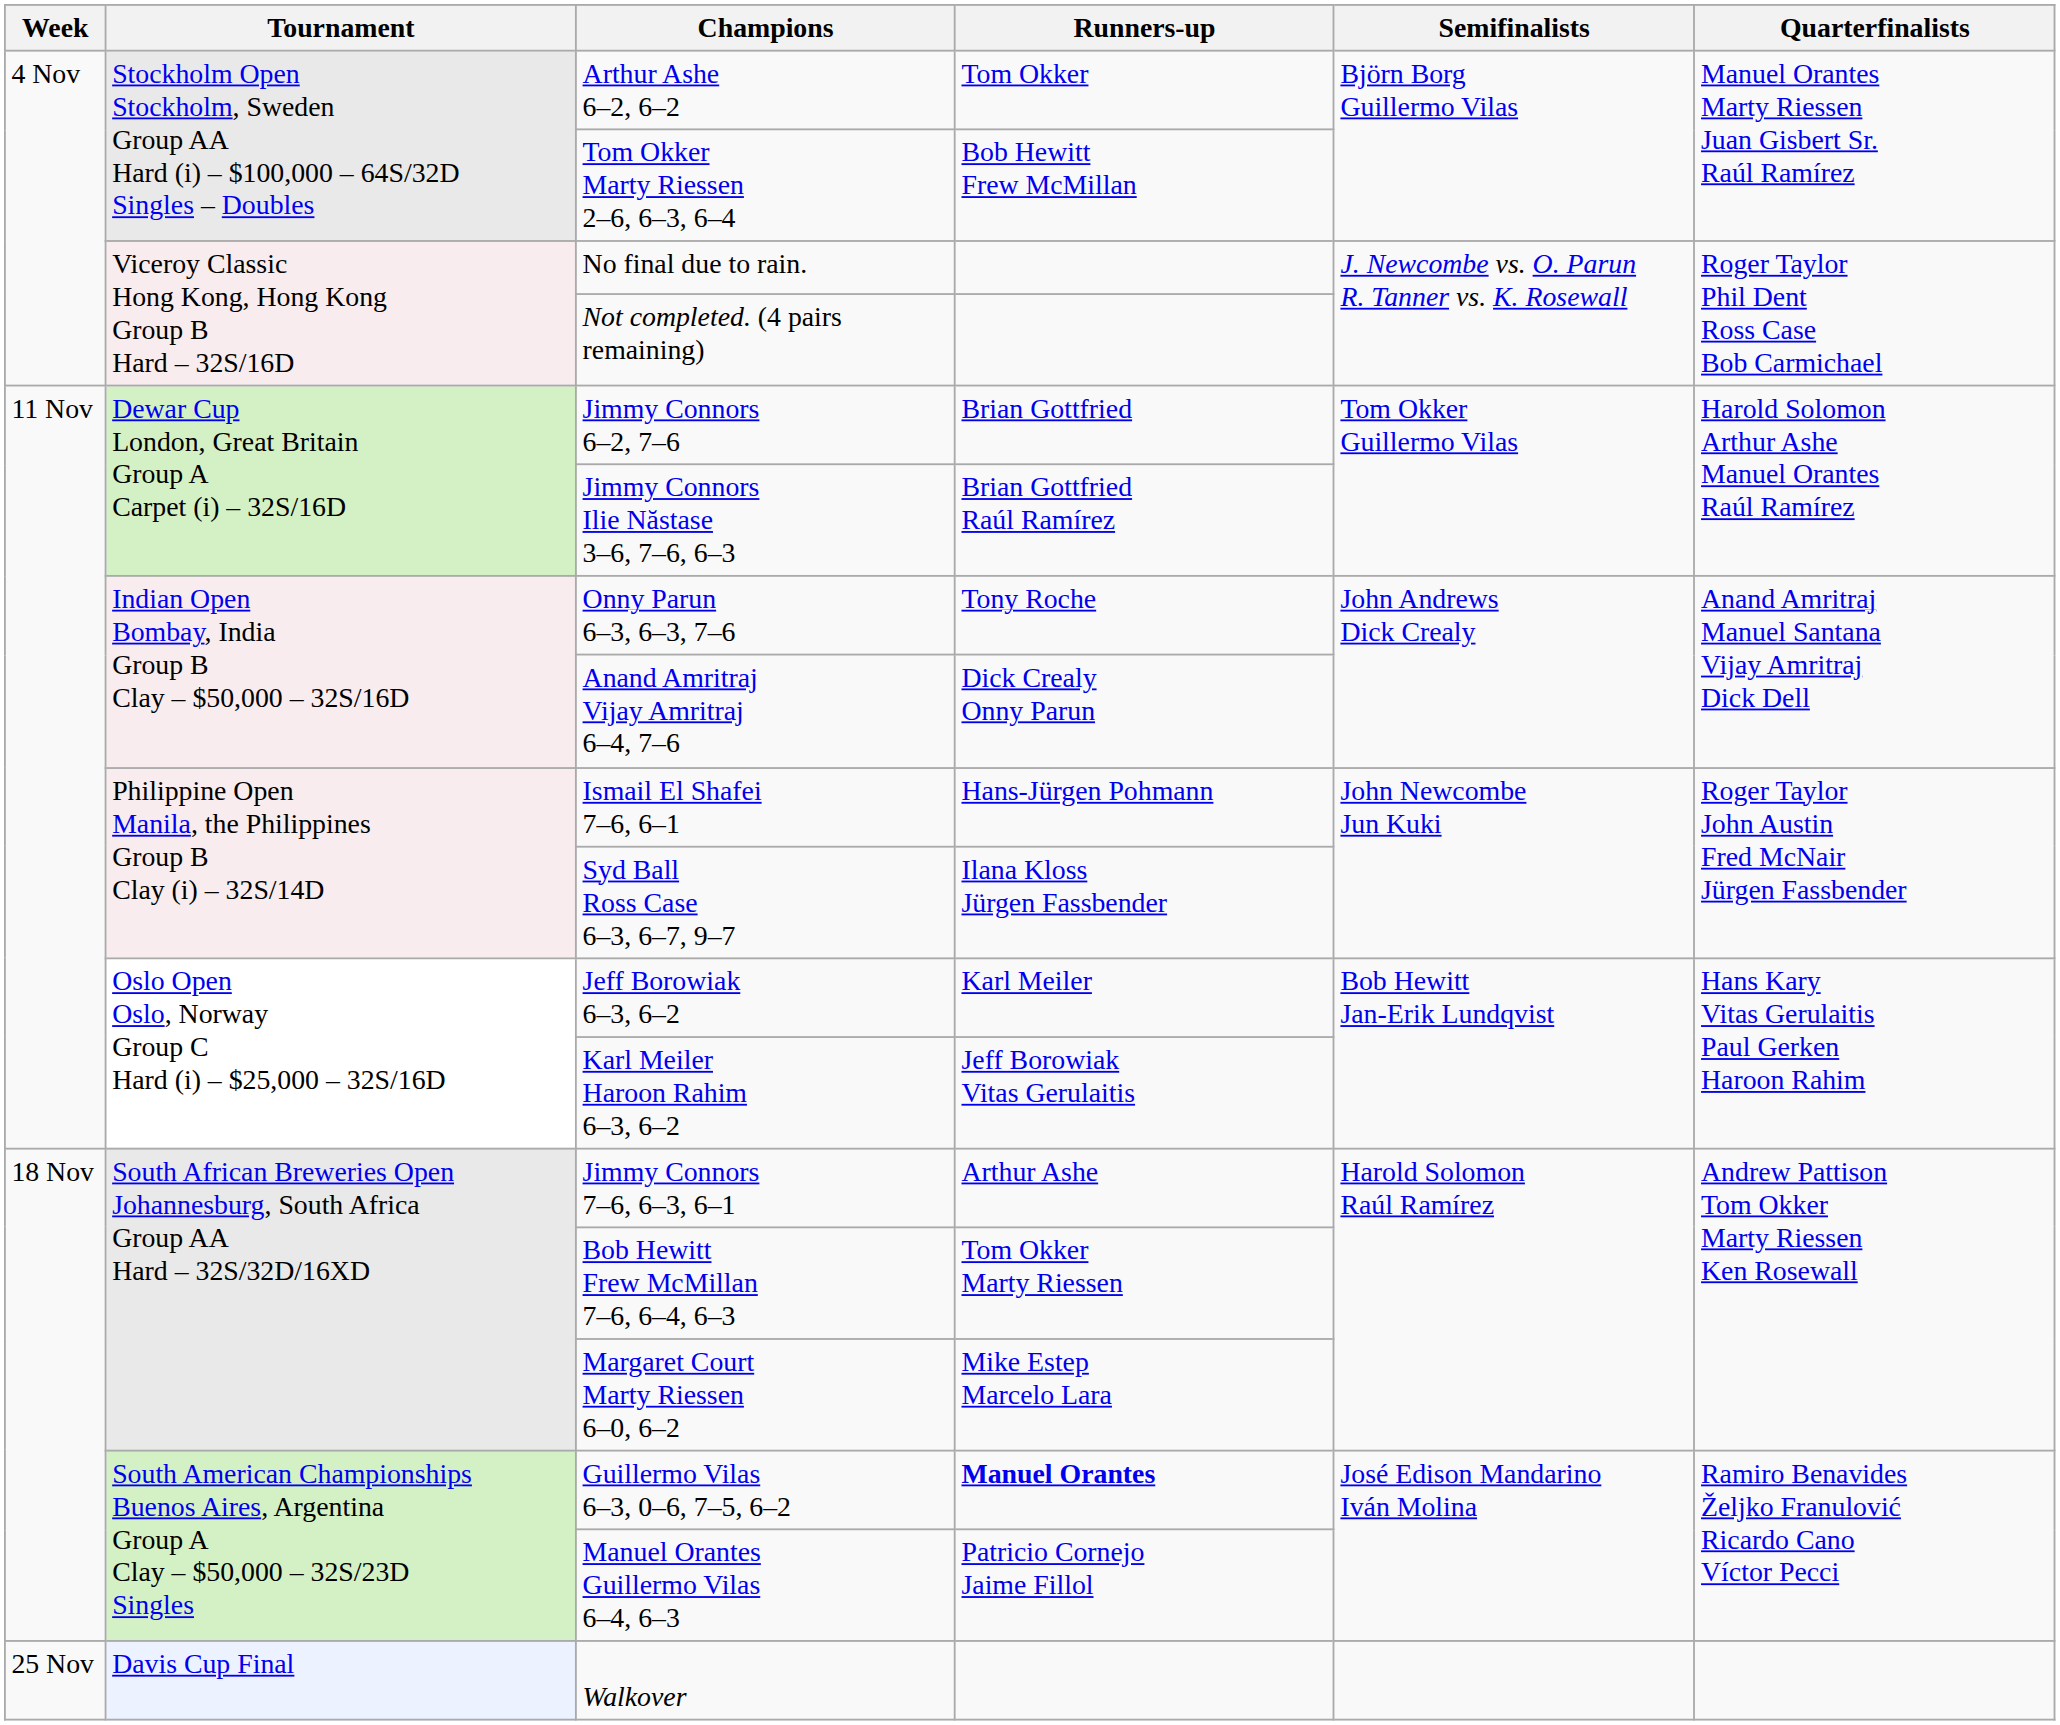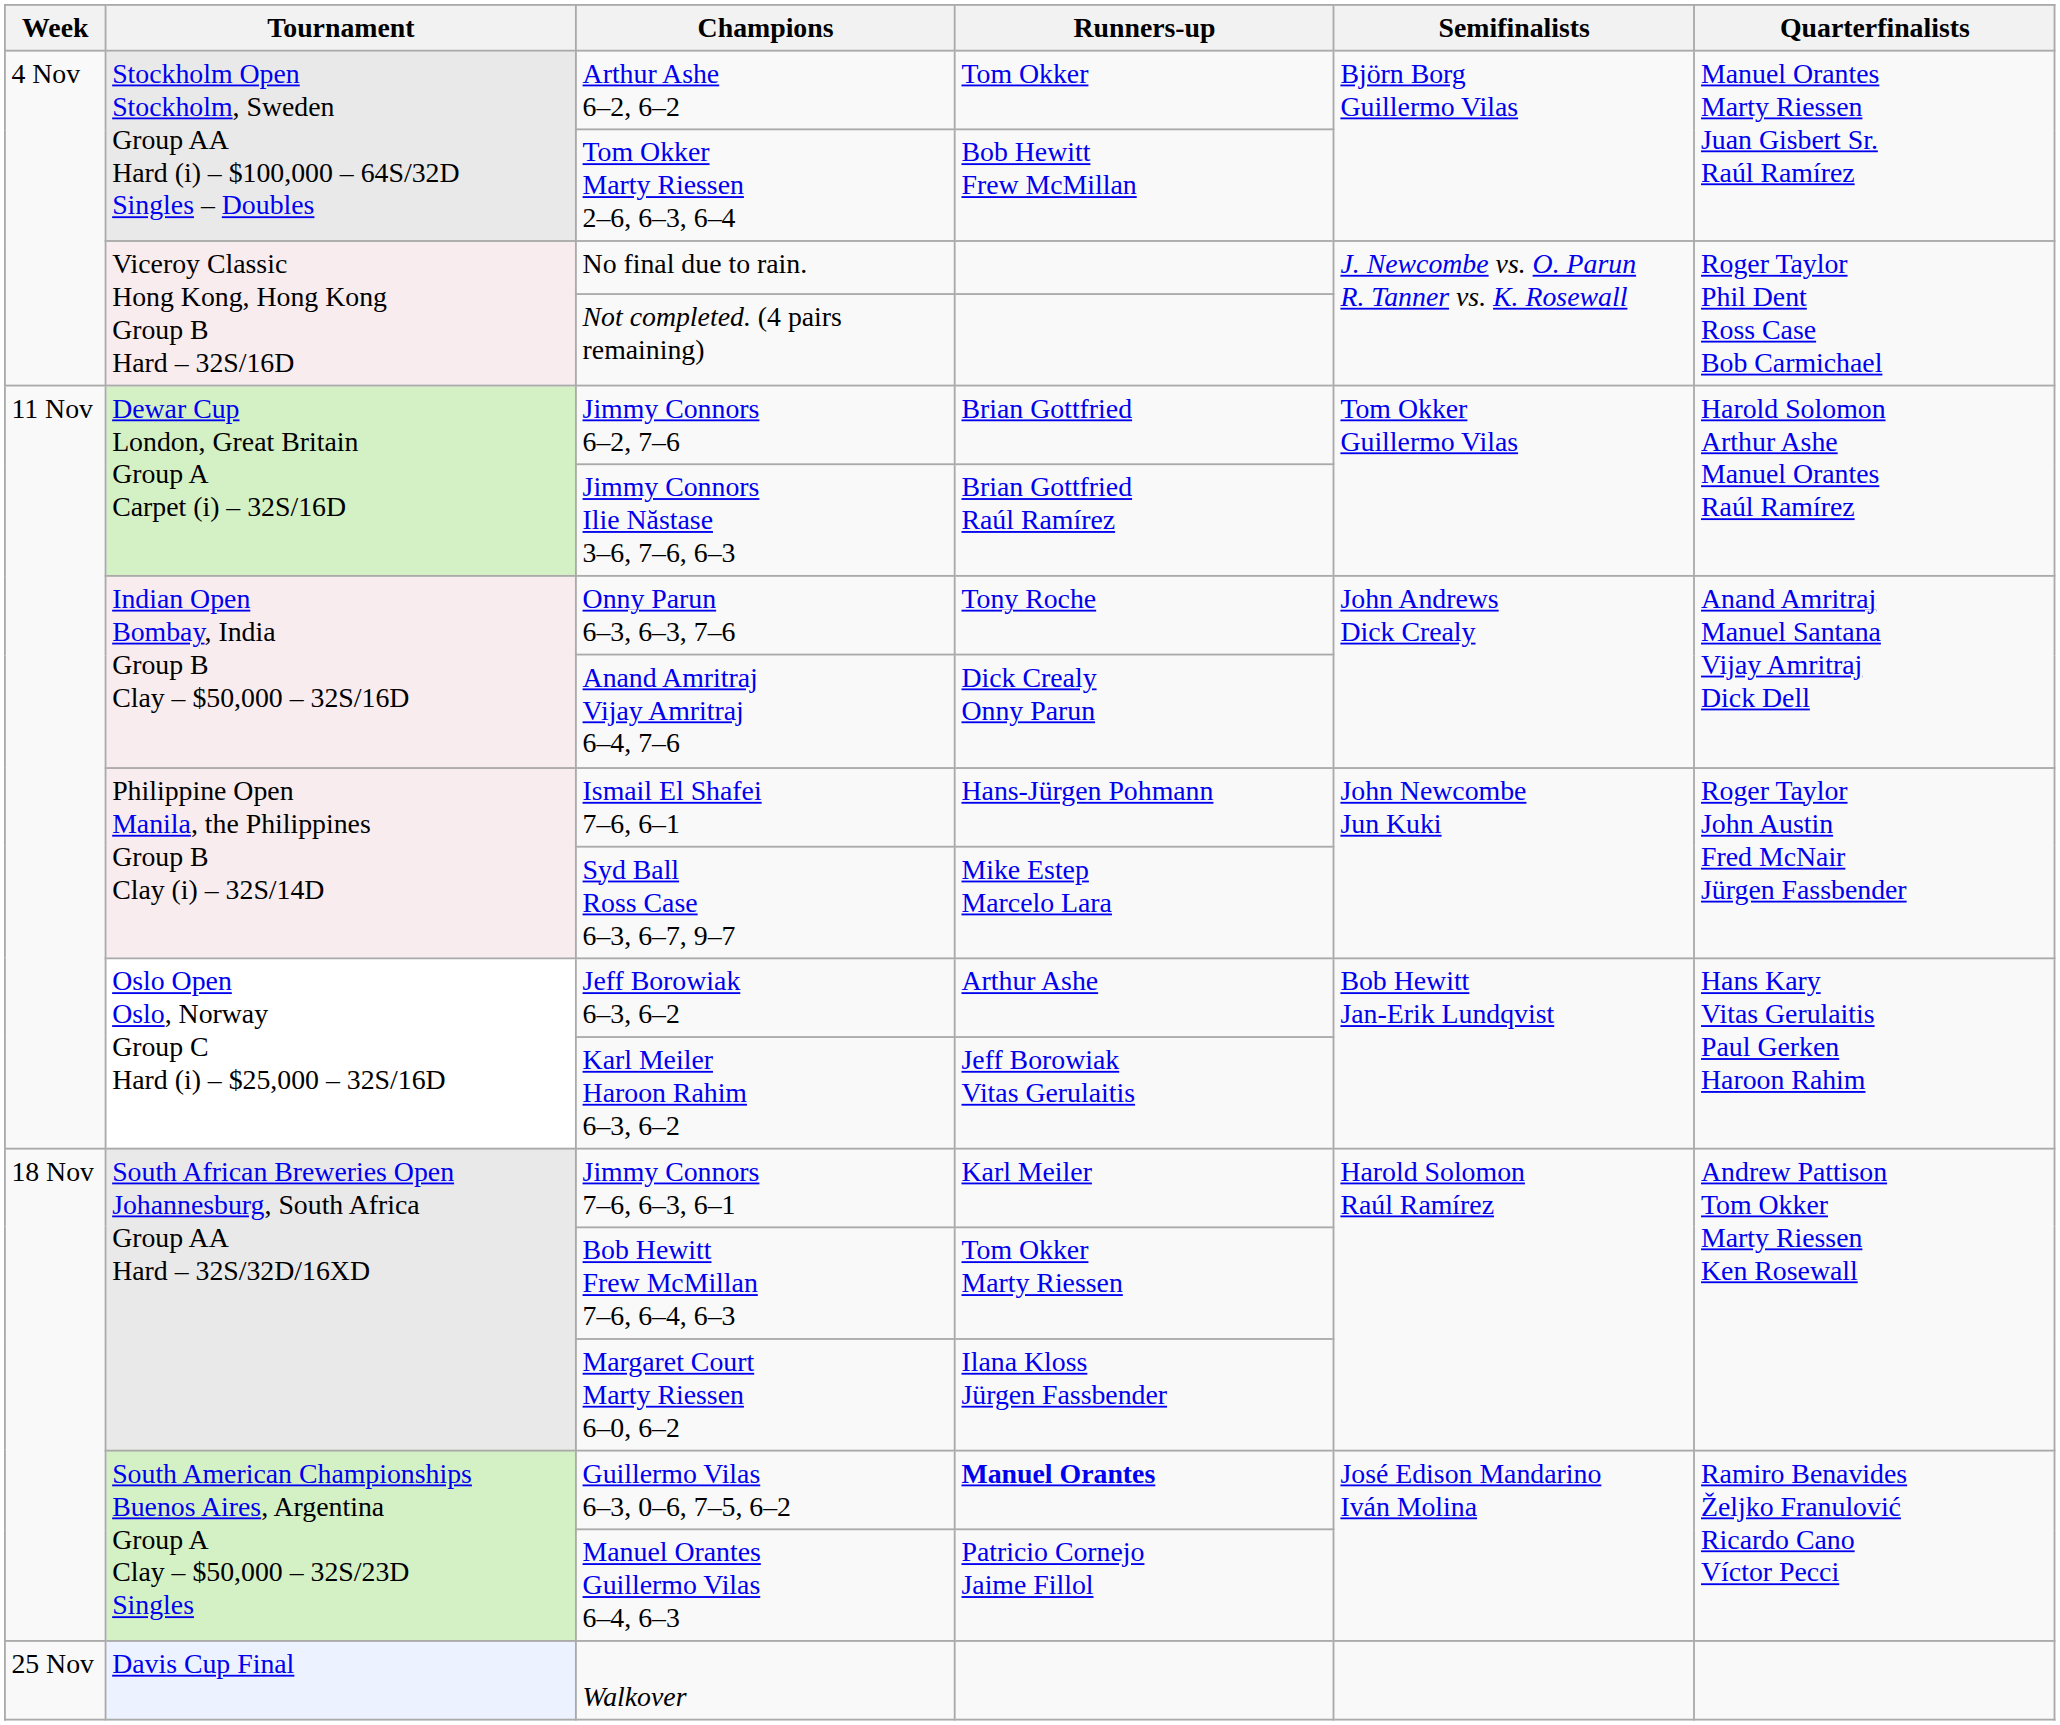(1064, 885) Ilana Kloss Jürgen Fassbender -> (1037, 885) Mike Estep Marcelo Lara
(1027, 980) Karl Meiler -> (1030, 980) Arthur Ashe
(1030, 1170) Arthur Ashe -> (1027, 1170) Karl Meiler
(1037, 1377) Mike Estep Marcelo Lara -> (1064, 1377) Ilana Kloss Jürgen Fassbender
